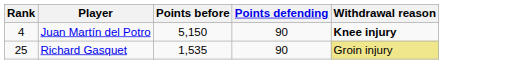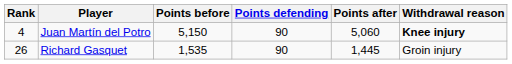+ column: (365, 13)
(21, 50) 25 -> (21, 50) 26
(363, 50) khaki background -> (432, 50) no background
